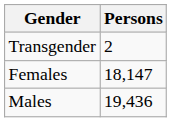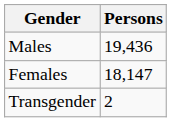rows swapped: (30, 102) <-> (52, 46)
